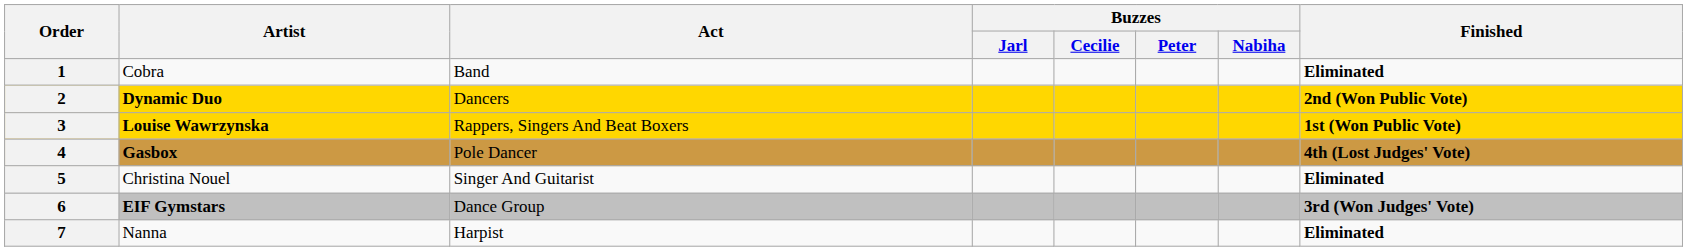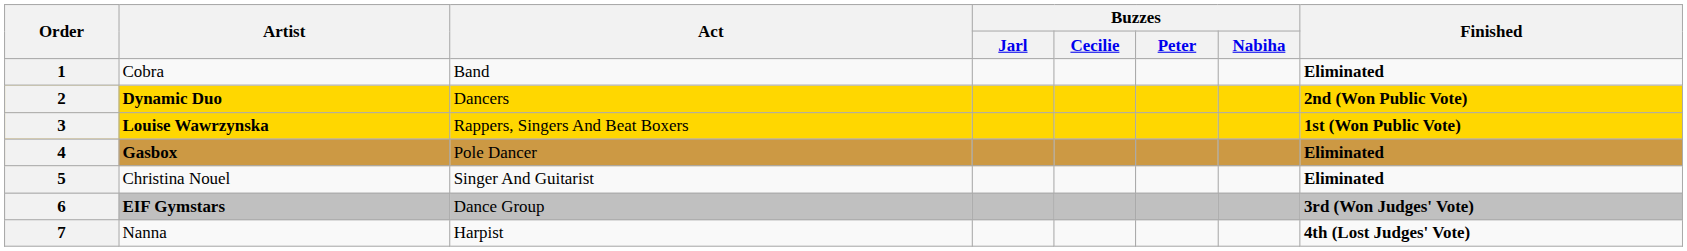(1387, 152) 4th (Lost Judges' Vote) -> (1344, 152) Eliminated
(1344, 233) Eliminated -> (1387, 233) 4th (Lost Judges' Vote)
